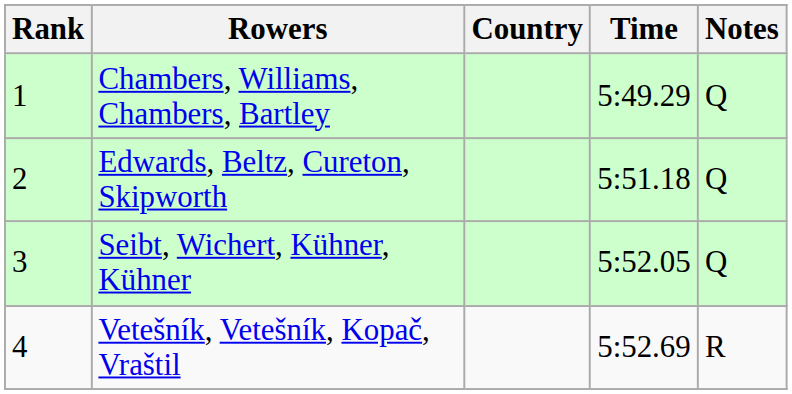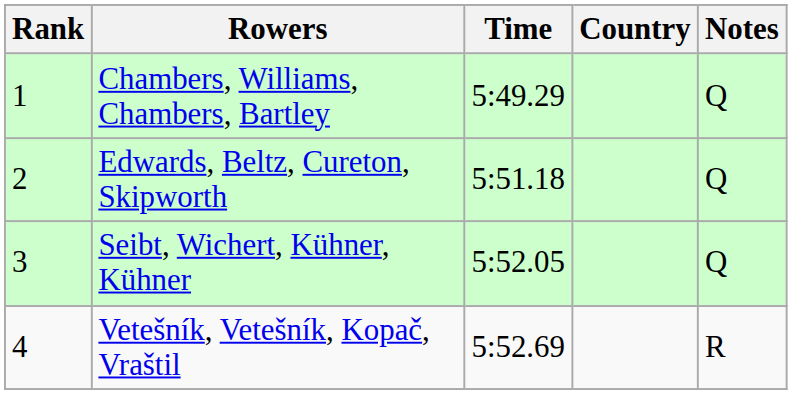columns swapped: (527, 28) <-> (644, 28)
